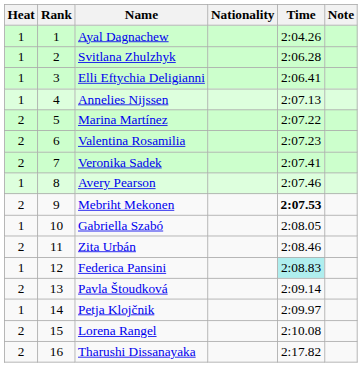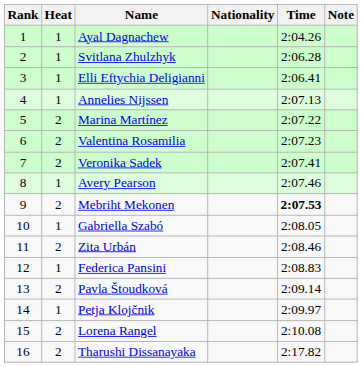columns swapped: (56, 15) <-> (21, 15)
(301, 267) paleturquoise background -> (301, 267) no background
